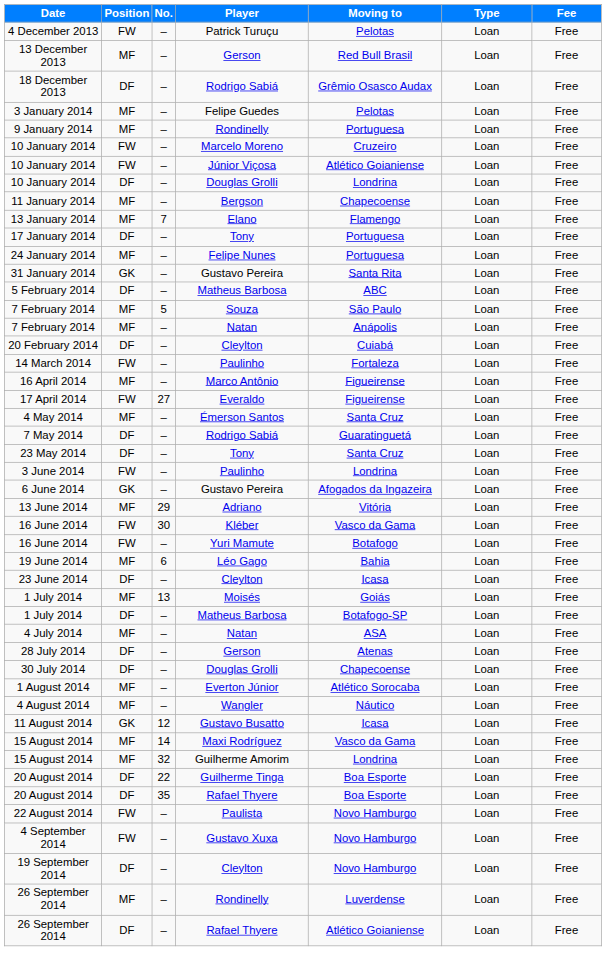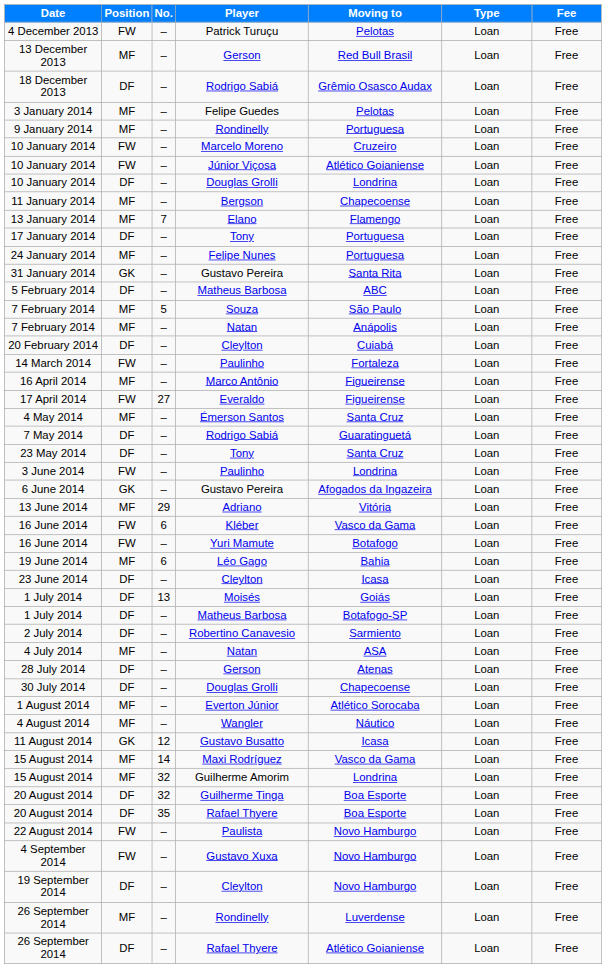(164, 525) 30 -> (164, 525) 6
(127, 597) MF -> (127, 597) DF
+ row: (53, 633)
(164, 777) 22 -> (164, 795) 32
